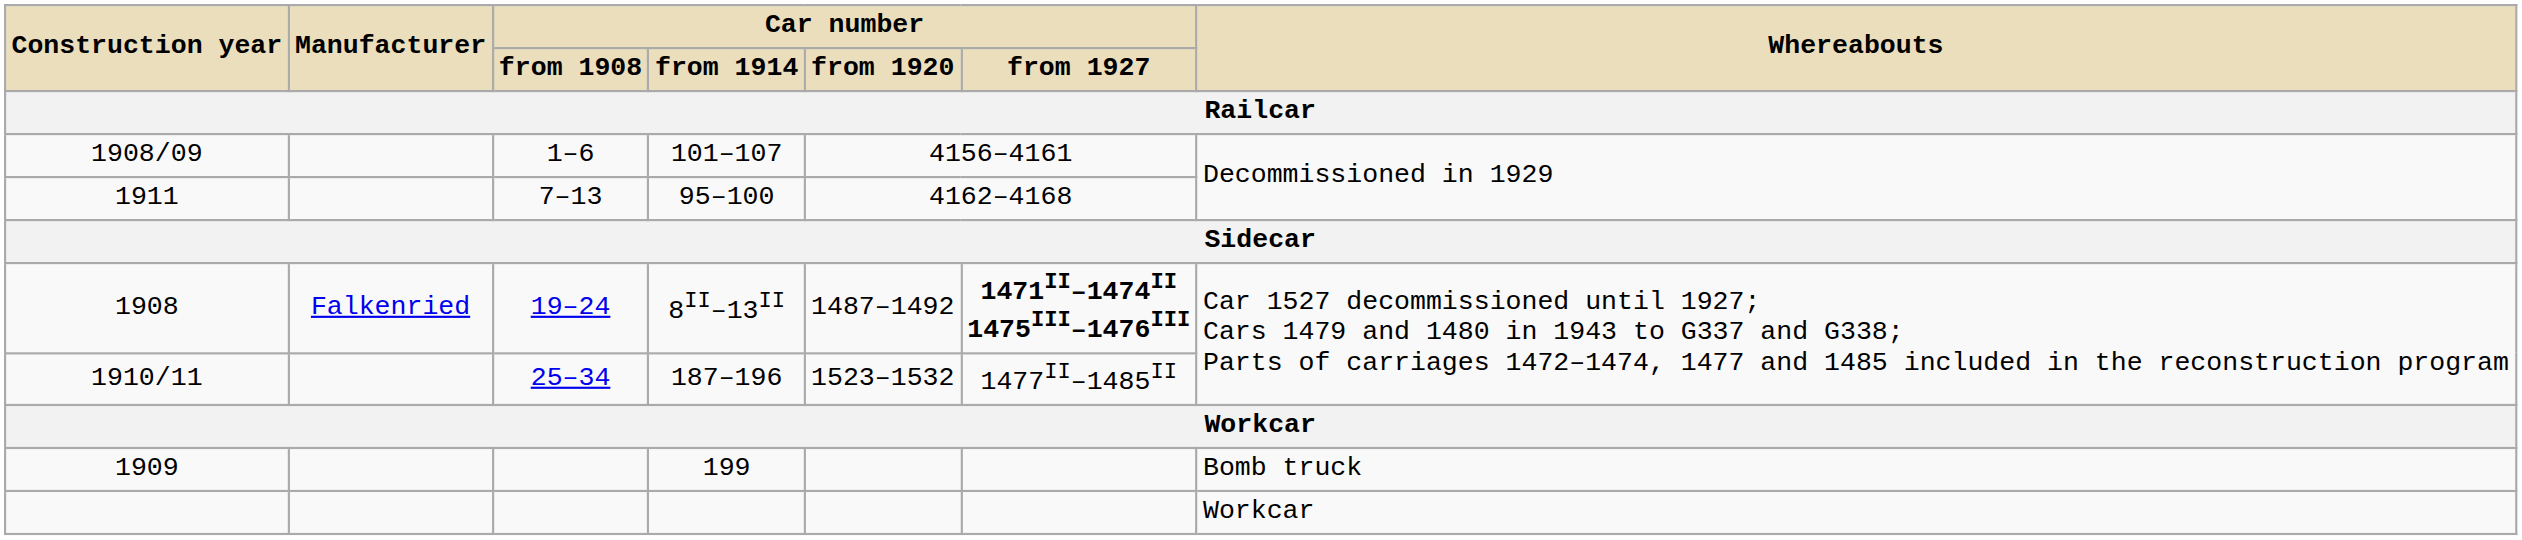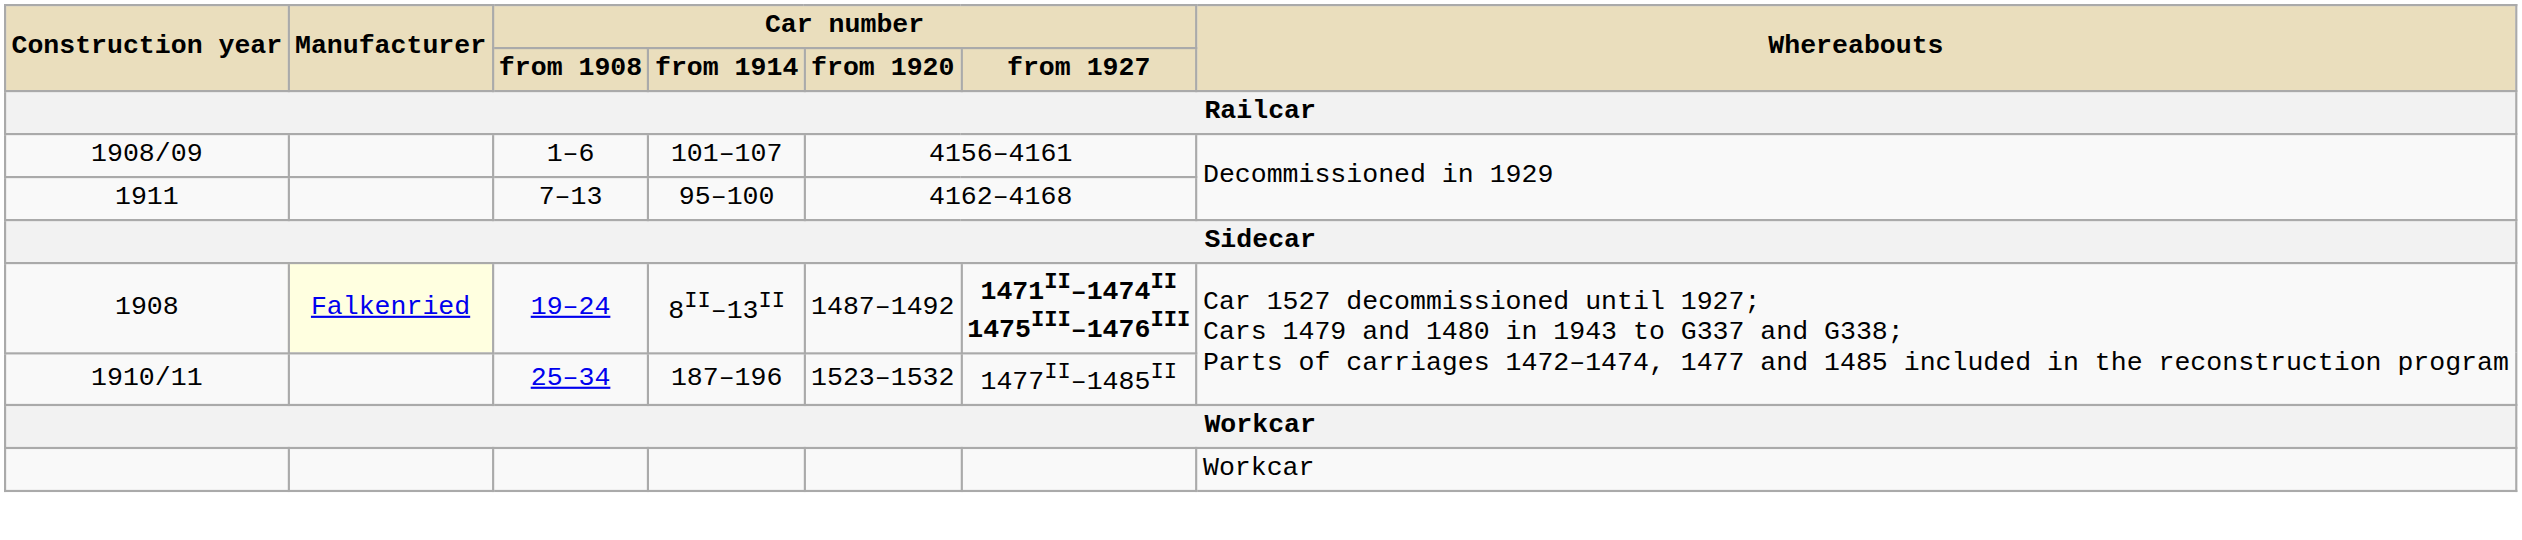(391, 308) no background -> (391, 308) lightyellow background
- row: (147, 469)
